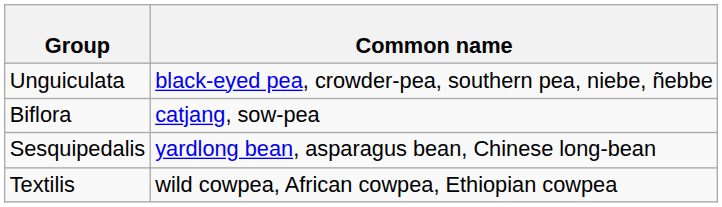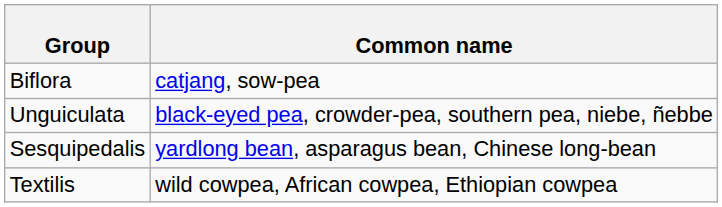rows swapped: (67, 80) <-> (41, 115)
